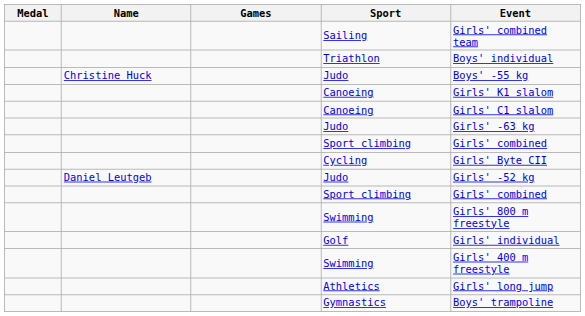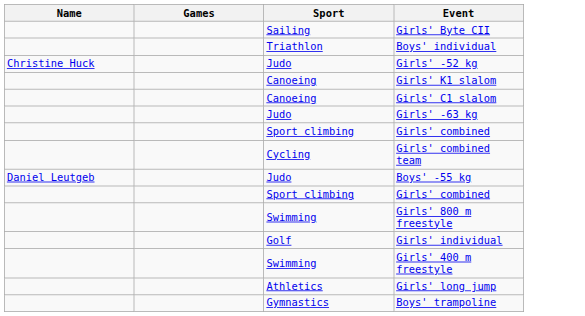- column: (33, 13)
(500, 36) Girls' combined team -> (443, 30) Girls' Byte CII
(491, 76) Boys' -55 kg -> (437, 64) Girls' -52 kg
(500, 160) Girls' Byte CII -> (443, 154) Girls' combined team
(494, 177) Girls' -52 kg -> (434, 177) Boys' -55 kg
